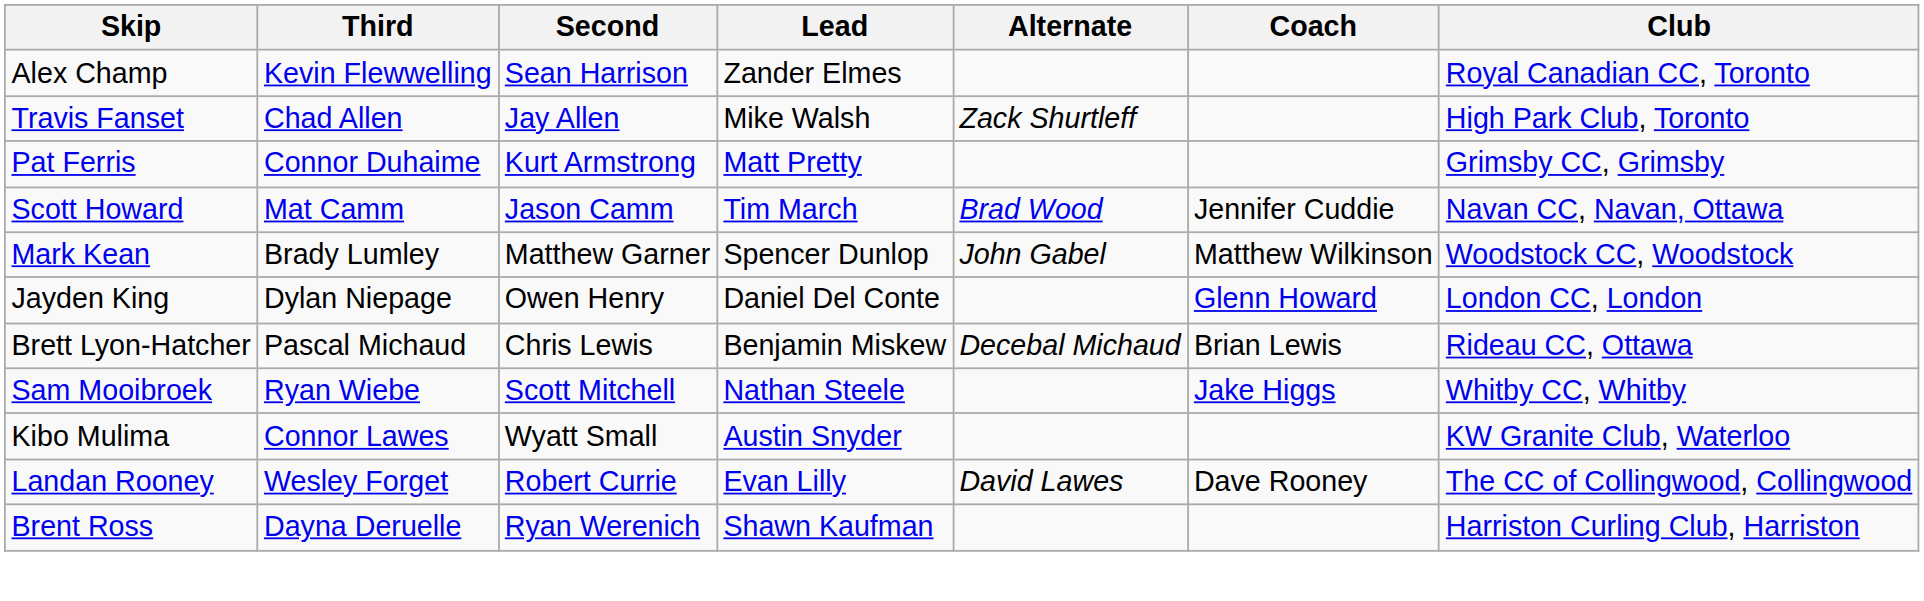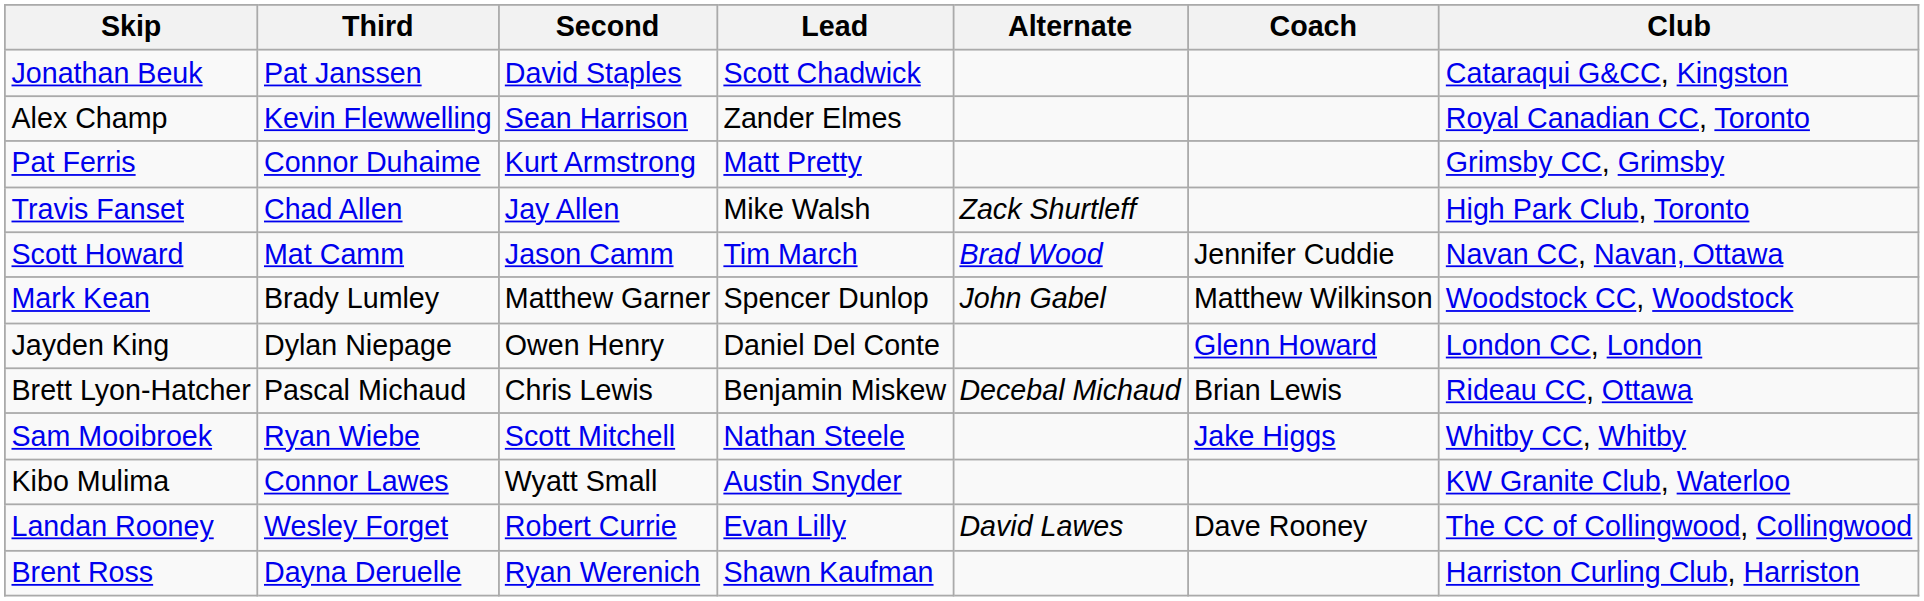+ row: (107, 72)
rows swapped: (98, 118) <-> (74, 163)
